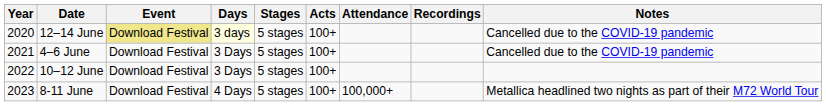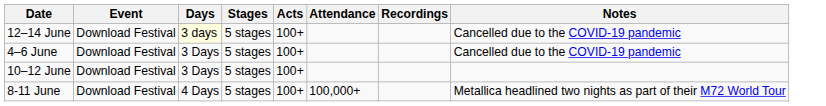- column: (21, 14)
(159, 33) khaki background -> (126, 33) no background
